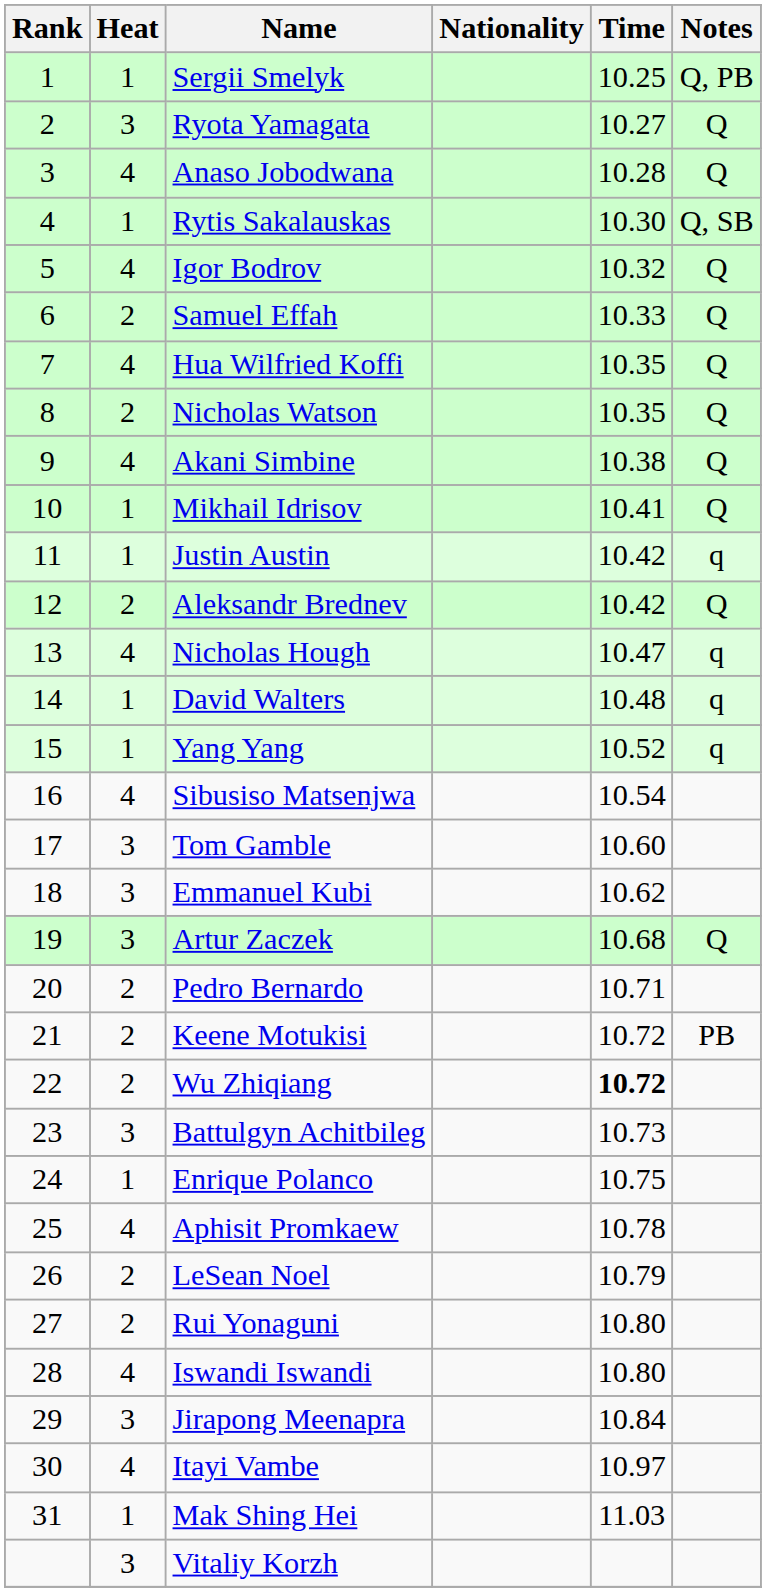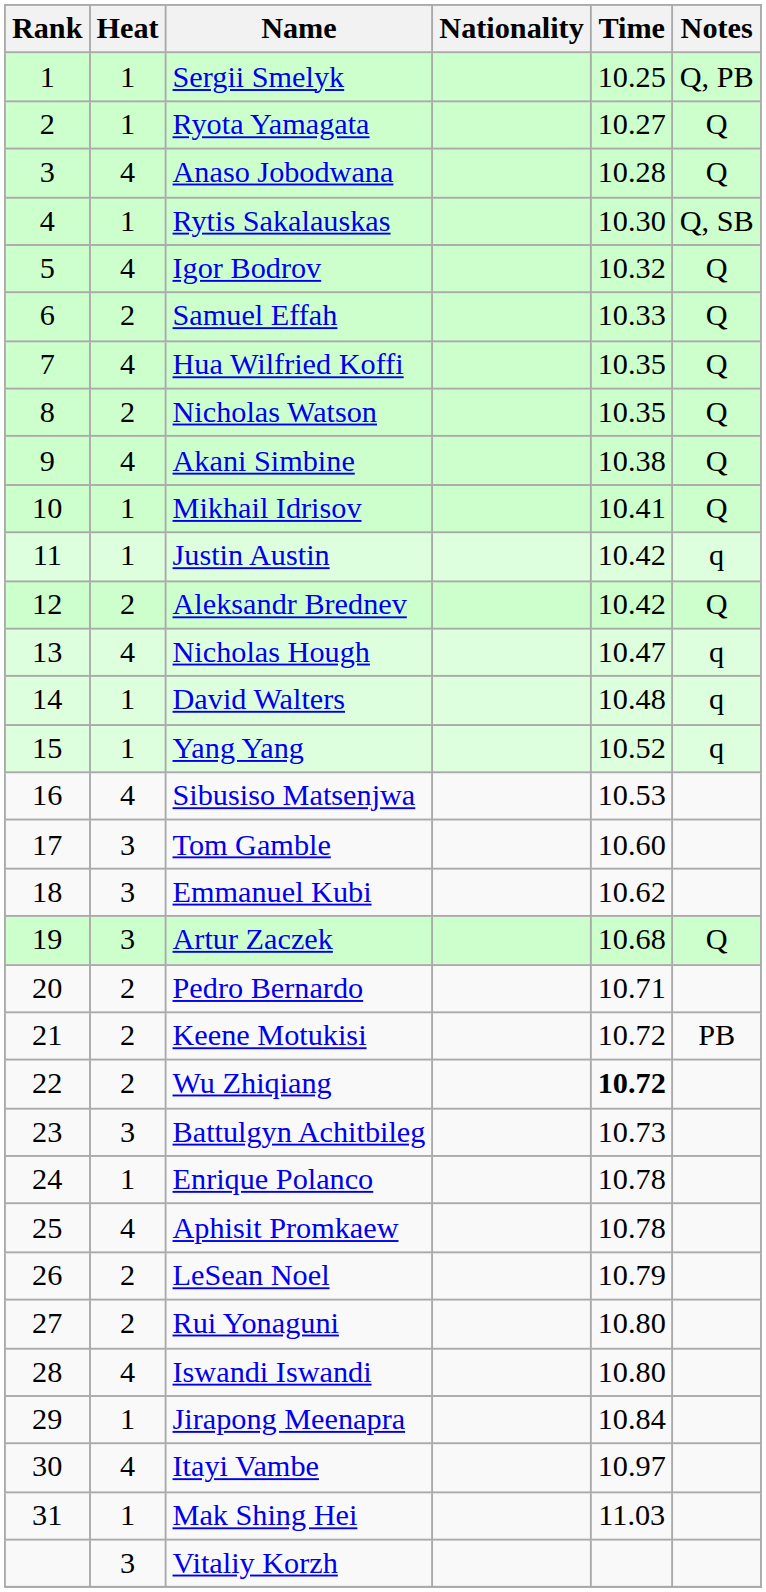(128, 124) 3 -> (128, 124) 1
(632, 795) 10.54 -> (632, 795) 10.53
(632, 1179) 10.75 -> (632, 1179) 10.78
(128, 1419) 3 -> (128, 1419) 1
